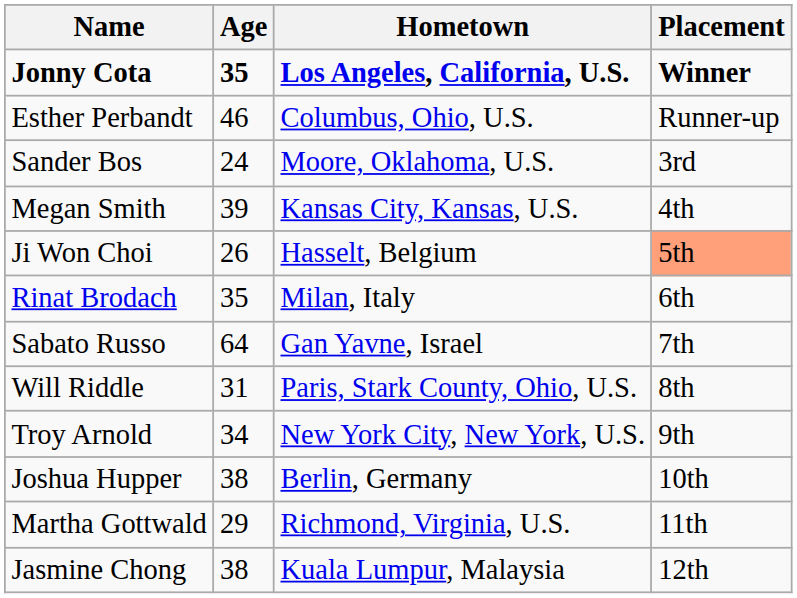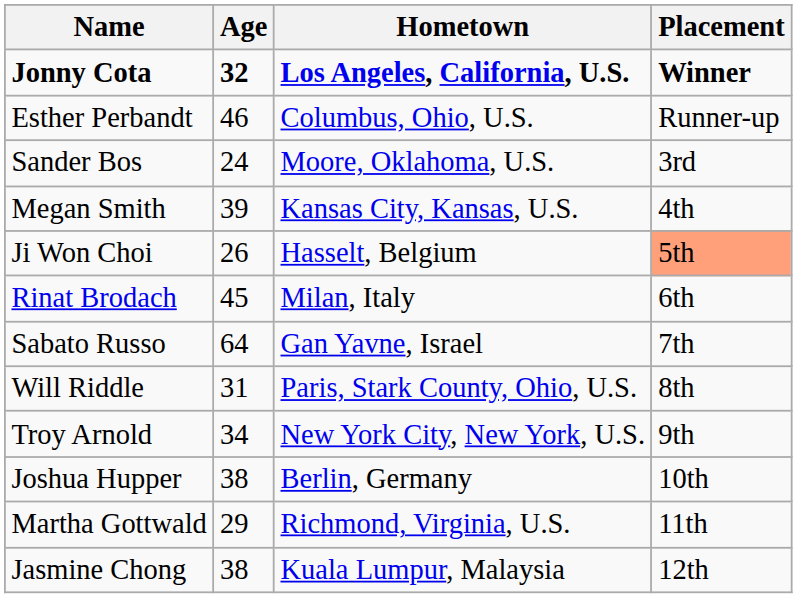(234, 72) 35 -> (234, 72) 32
(234, 298) 35 -> (234, 298) 45
